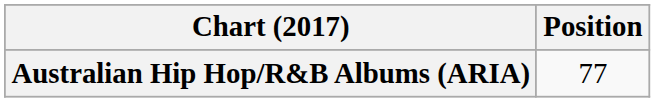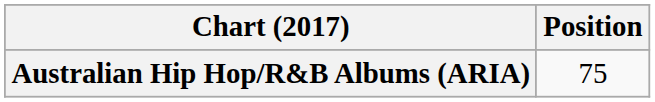(593, 73) 77 -> (593, 73) 75
